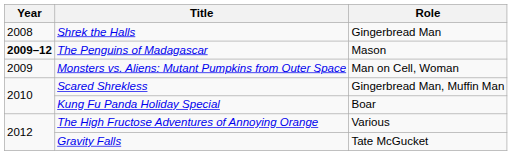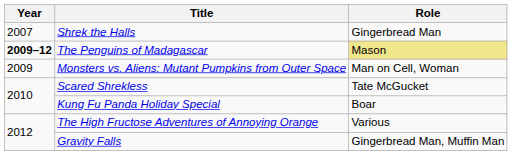(20, 31) 2008 -> (20, 31) 2007
(369, 50) no background -> (369, 50) khaki background
(428, 86) Gingerbread Man, Muffin Man -> (390, 86) Tate McGucket
(390, 141) Tate McGucket -> (428, 141) Gingerbread Man, Muffin Man
